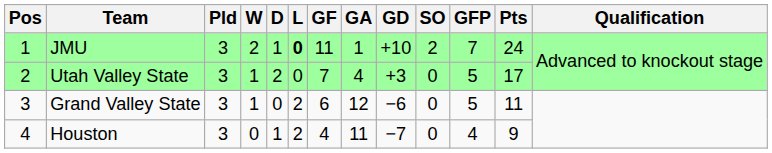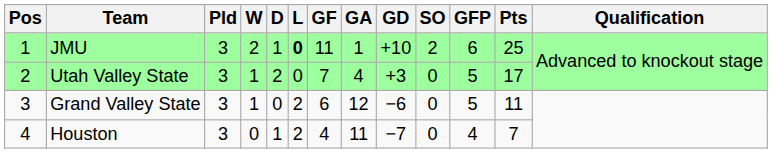(473, 47) 7 -> (473, 47) 6
(514, 47) 24 -> (514, 47) 25
(514, 133) 9 -> (514, 133) 7
